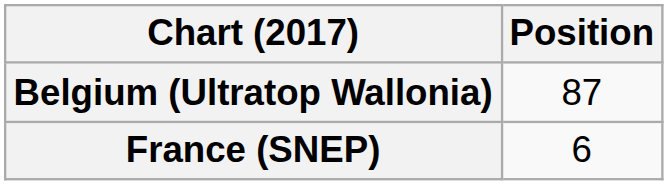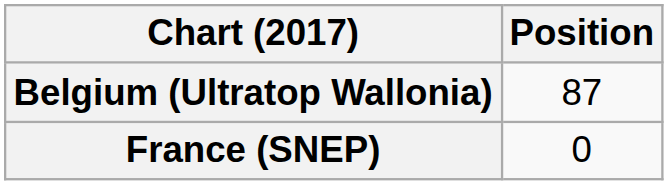(582, 149) 6 -> (582, 149) 0
